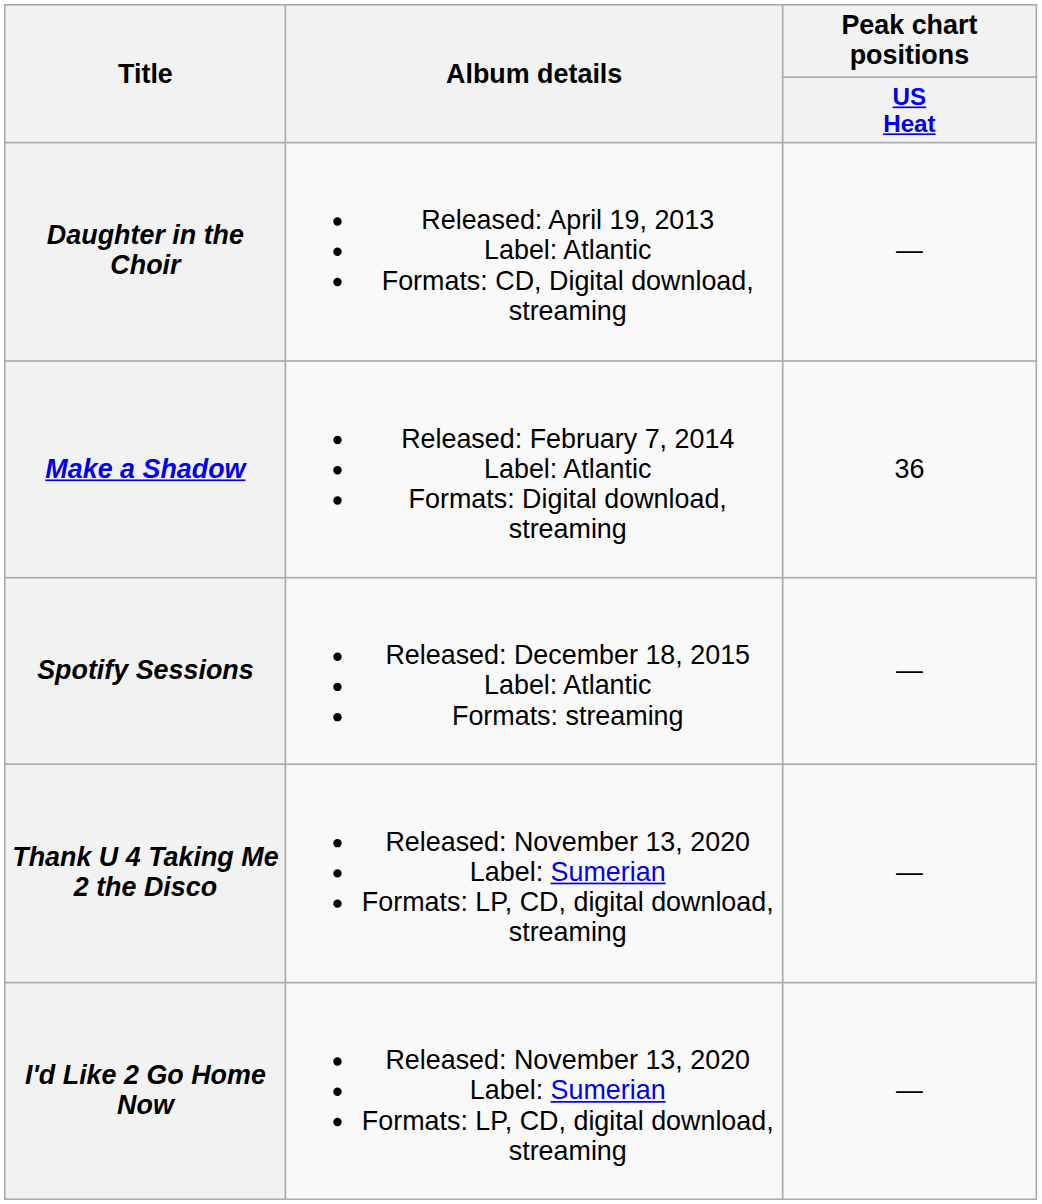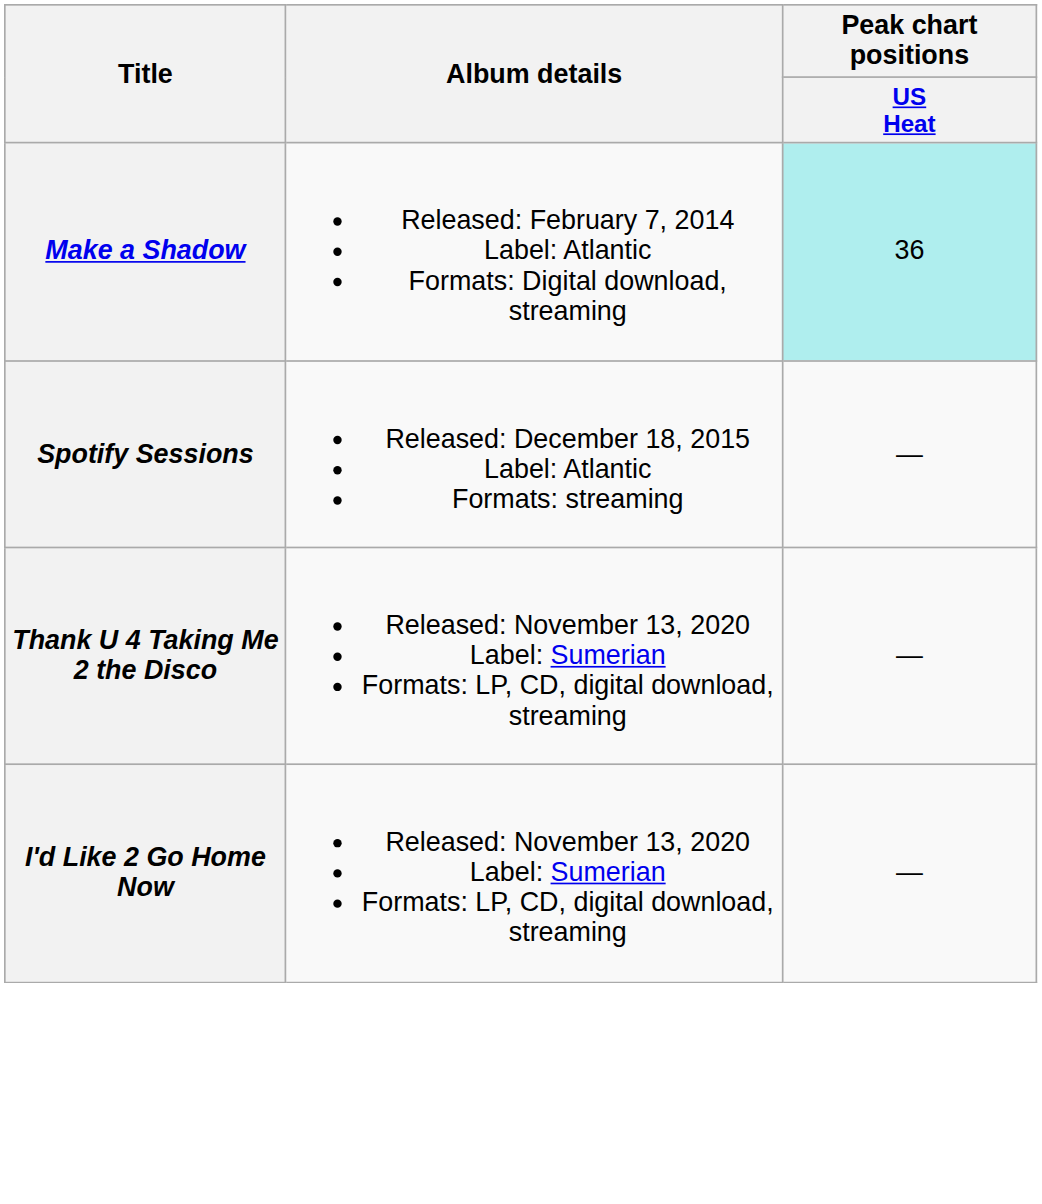- row: (145, 251)
(909, 468) no background -> (909, 251) paleturquoise background
